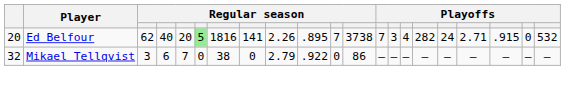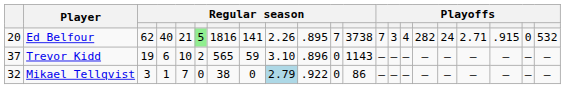(185, 37) 20 -> (185, 37) 21
+ row: (64, 56)
(166, 56) 6 -> (166, 74) 1
(282, 56) no background -> (282, 74) lightblue background
